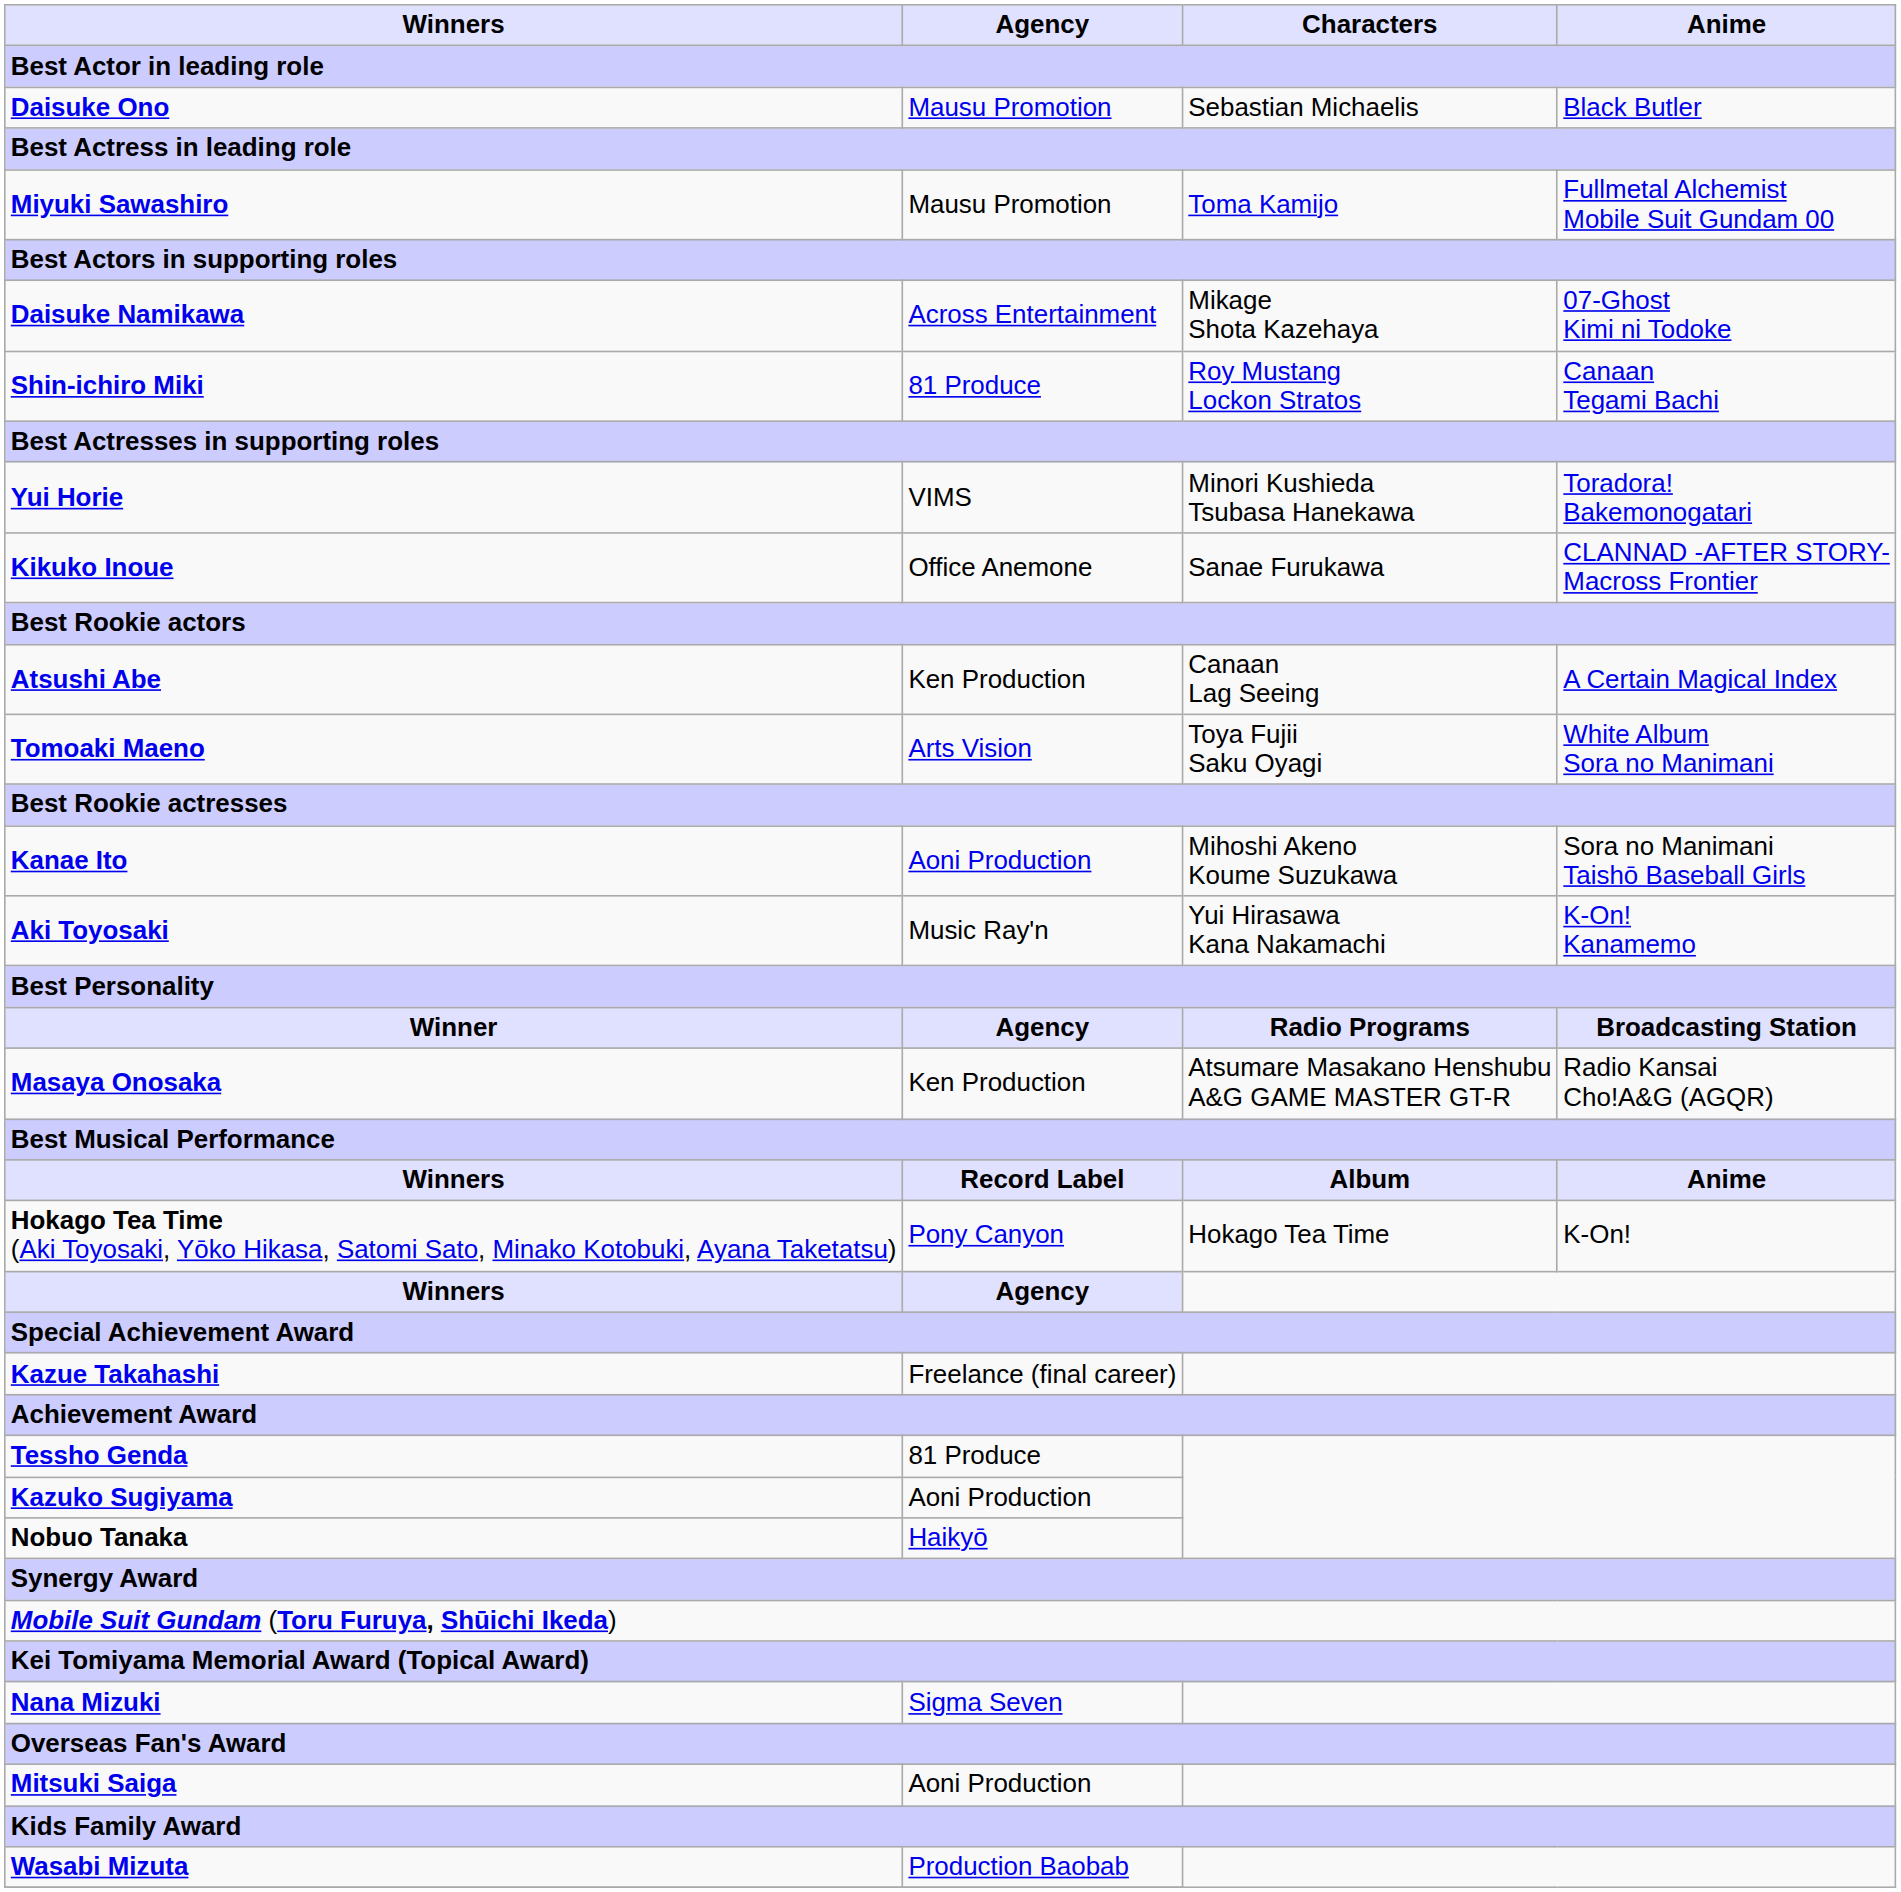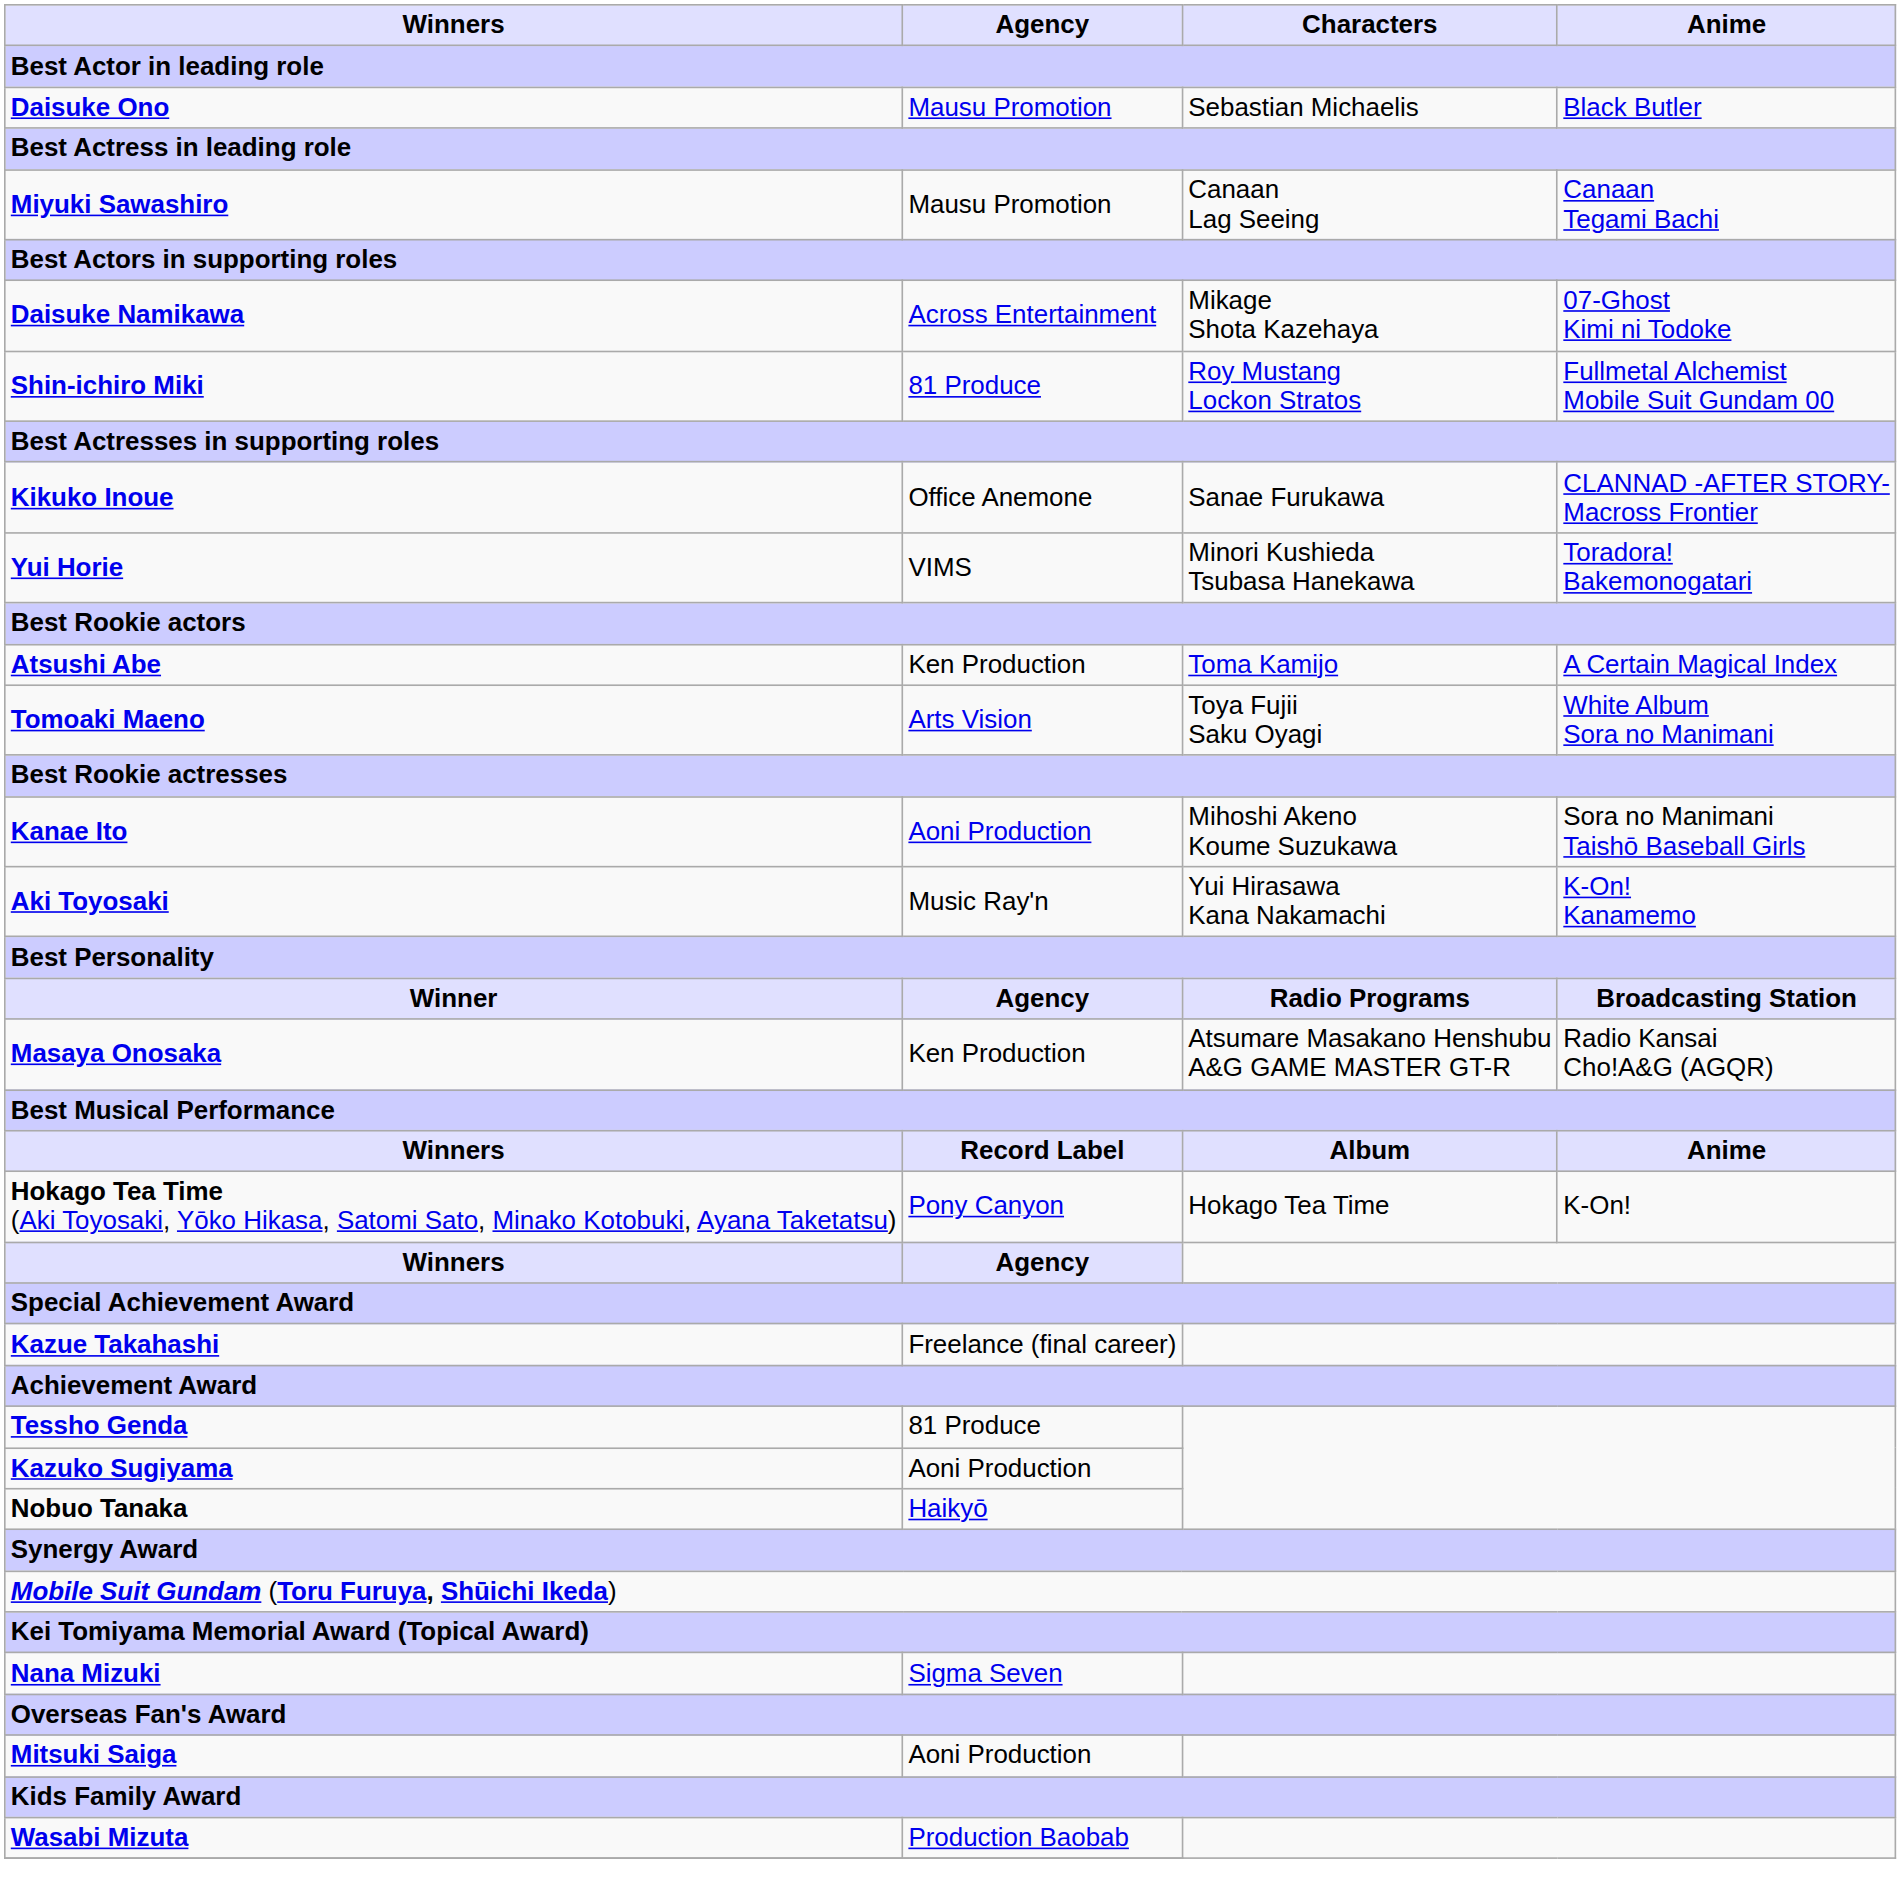(1263, 204) Toma Kamijo -> (1254, 204) Canaan Lag Seeing
(1699, 204) Fullmetal Alchemist Mobile Suit Gundam 00 -> (1641, 204) Canaan Tegami Bachi
(1641, 385) Canaan Tegami Bachi -> (1699, 385) Fullmetal Alchemist Mobile Suit Gundam 00
rows swapped: (92, 567) <-> (67, 497)
(1254, 678) Canaan Lag Seeing -> (1263, 664) Toma Kamijo
